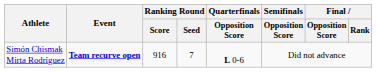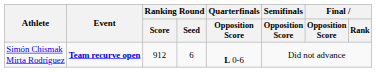(160, 55) 916 -> (160, 55) 912
(192, 55) 7 -> (192, 55) 6
